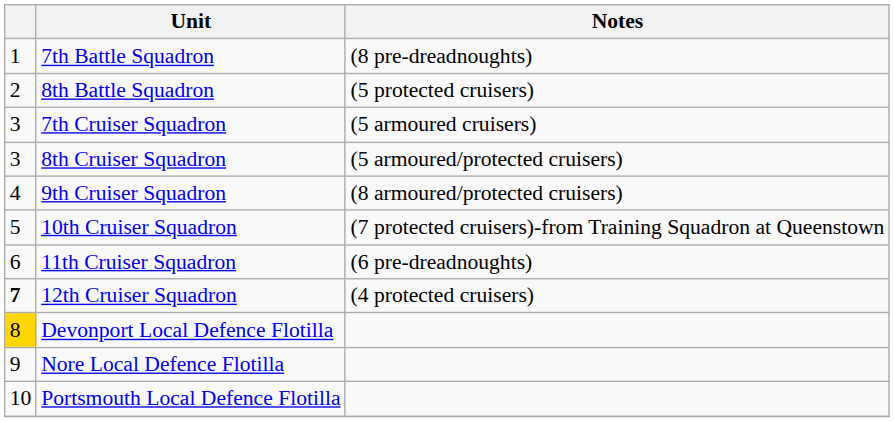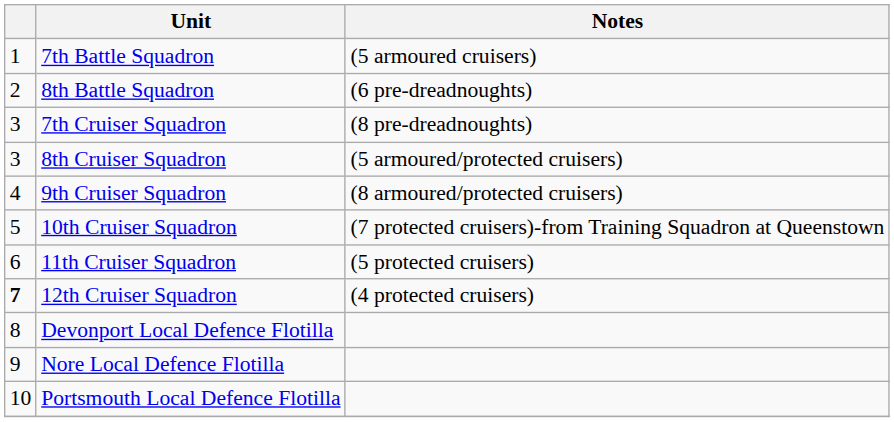(441, 55) (8 pre-dreadnoughts) -> (443, 55) (5 armoured cruisers)
(442, 90) (5 protected cruisers) -> (441, 90) (6 pre-dreadnoughts)
(443, 124) (5 armoured cruisers) -> (441, 124) (8 pre-dreadnoughts)
(441, 261) (6 pre-dreadnoughts) -> (442, 261) (5 protected cruisers)
(15, 329) gold background -> (15, 329) no background
